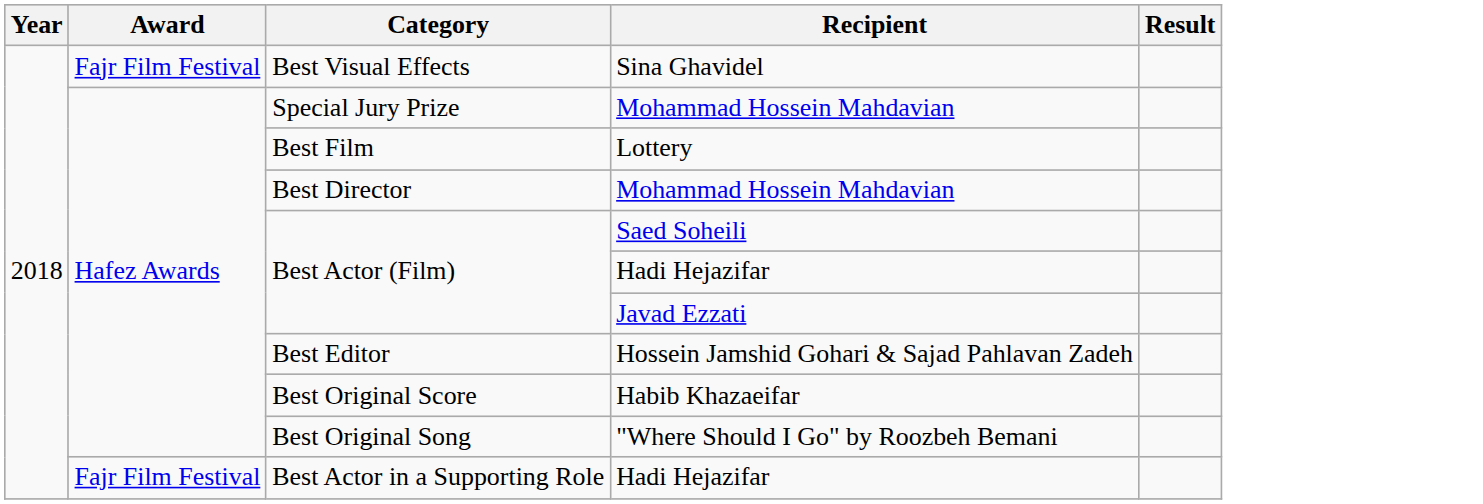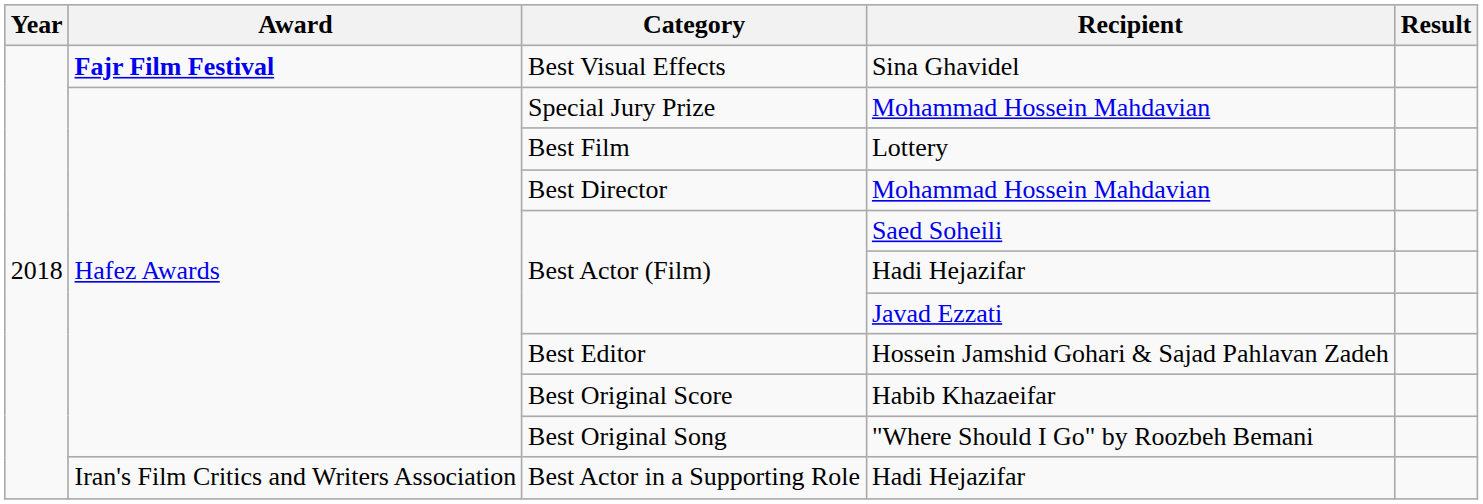(167, 66) normal -> (174, 66) bold
(167, 477) Fajr Film Festival -> (295, 477) Iran's Film Critics and Writers Association
